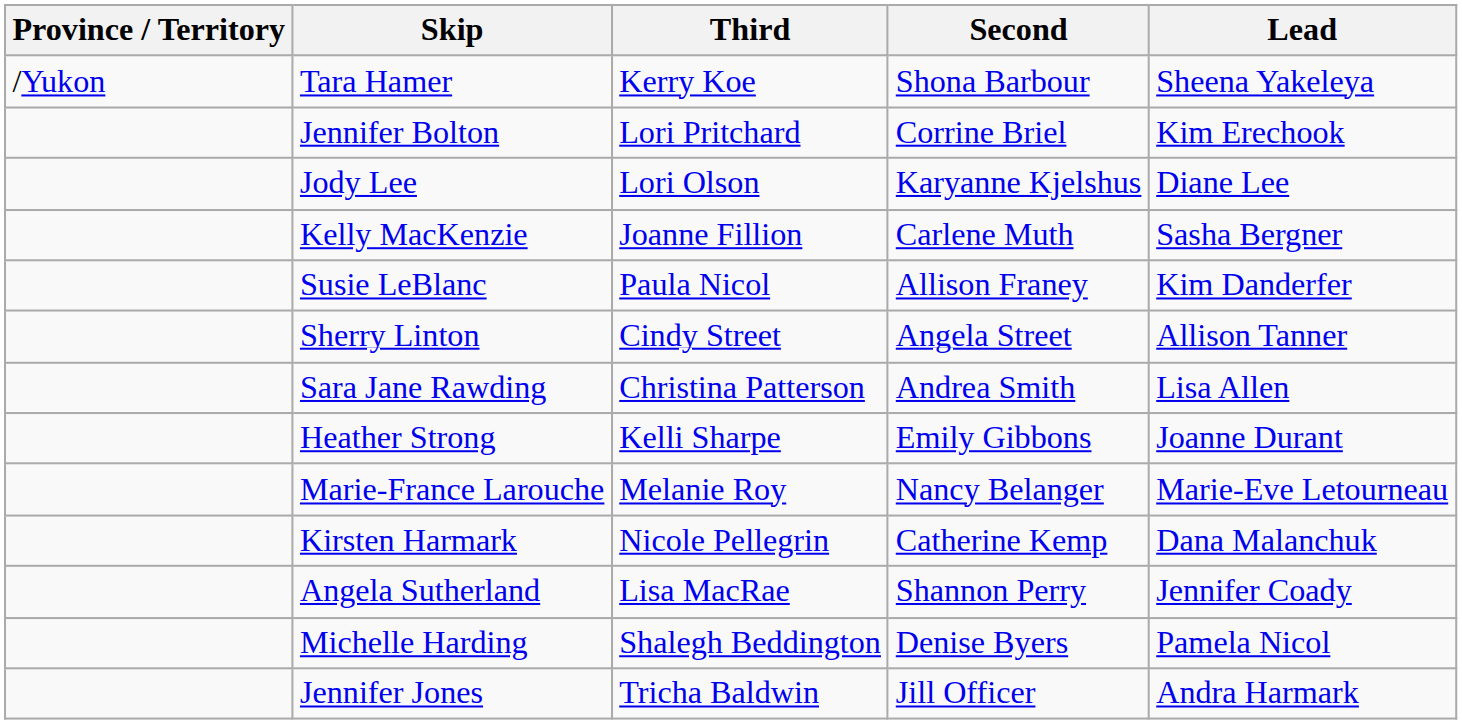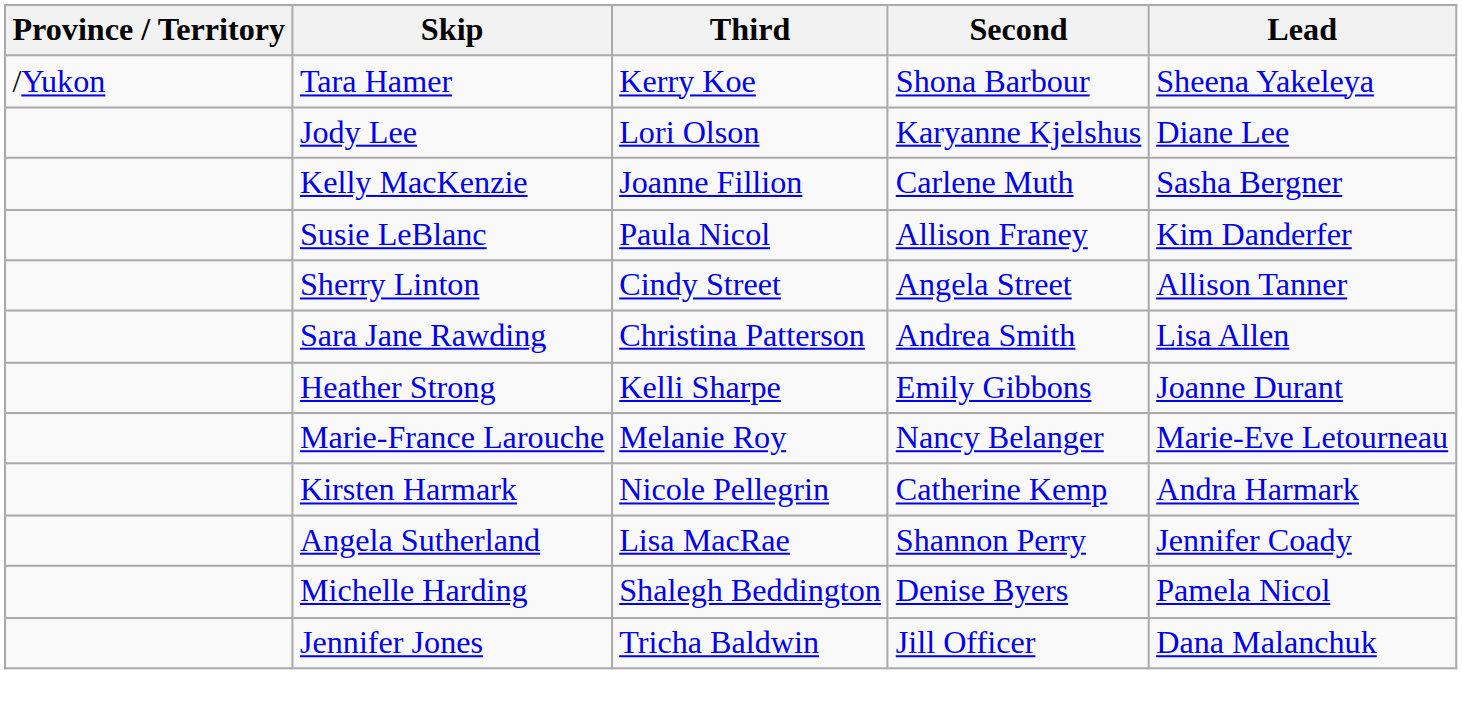- row: (400, 132)
(1266, 540) Dana Malanchuk -> (1258, 489) Andra Harmark
(1258, 693) Andra Harmark -> (1266, 642) Dana Malanchuk
